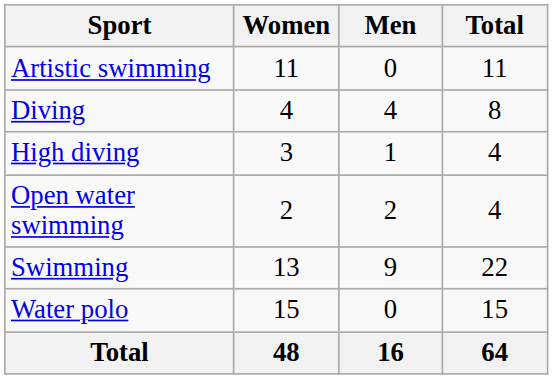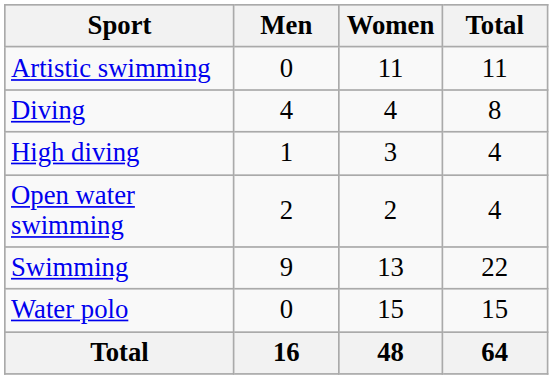columns swapped: (390, 25) <-> (286, 25)
